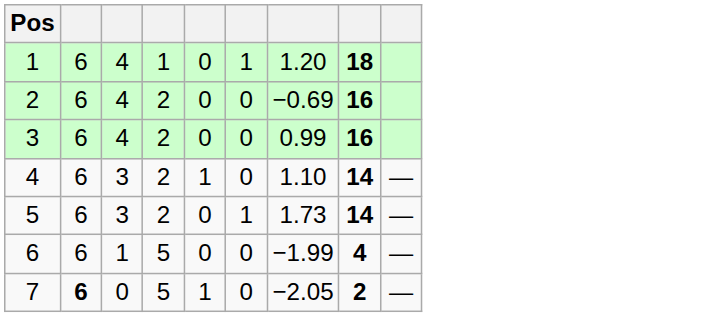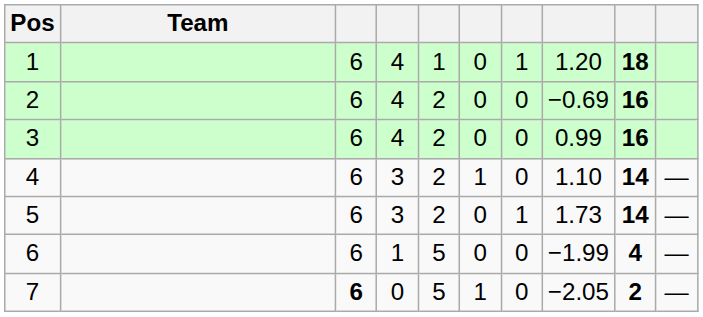+ column: (198, 23)
